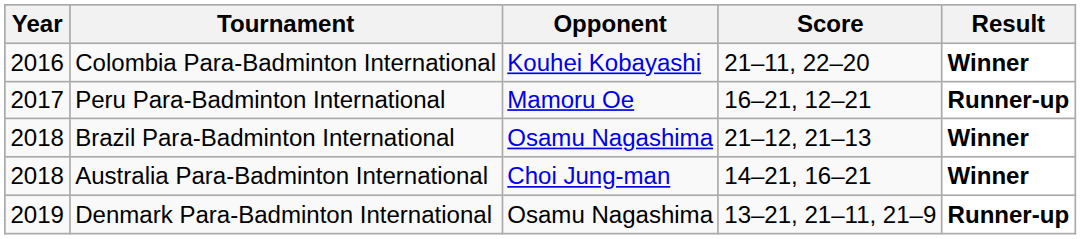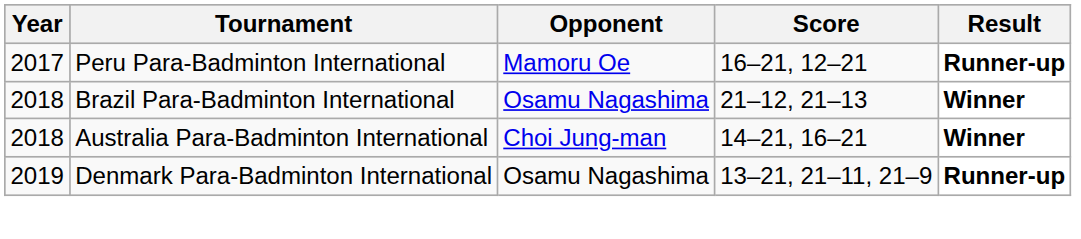- row: (286, 62)
